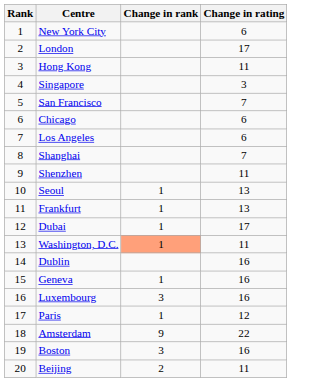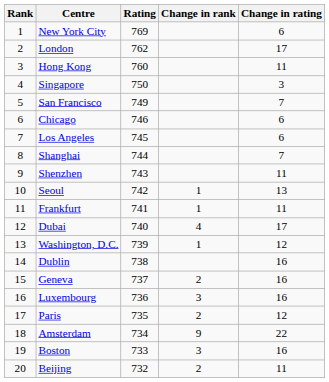+ column: (140, 13)
(244, 208) 13 -> (281, 208) 11
(161, 226) 1 -> (198, 226) 4
(161, 244) lightsalmon background -> (198, 244) no background
(244, 244) 11 -> (281, 244) 12
(161, 279) 1 -> (198, 279) 2
(161, 315) 1 -> (198, 315) 2
